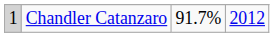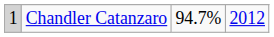(198, 18) 91.7% -> (198, 18) 94.7%
